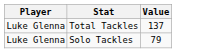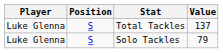+ column: (90, 12)
